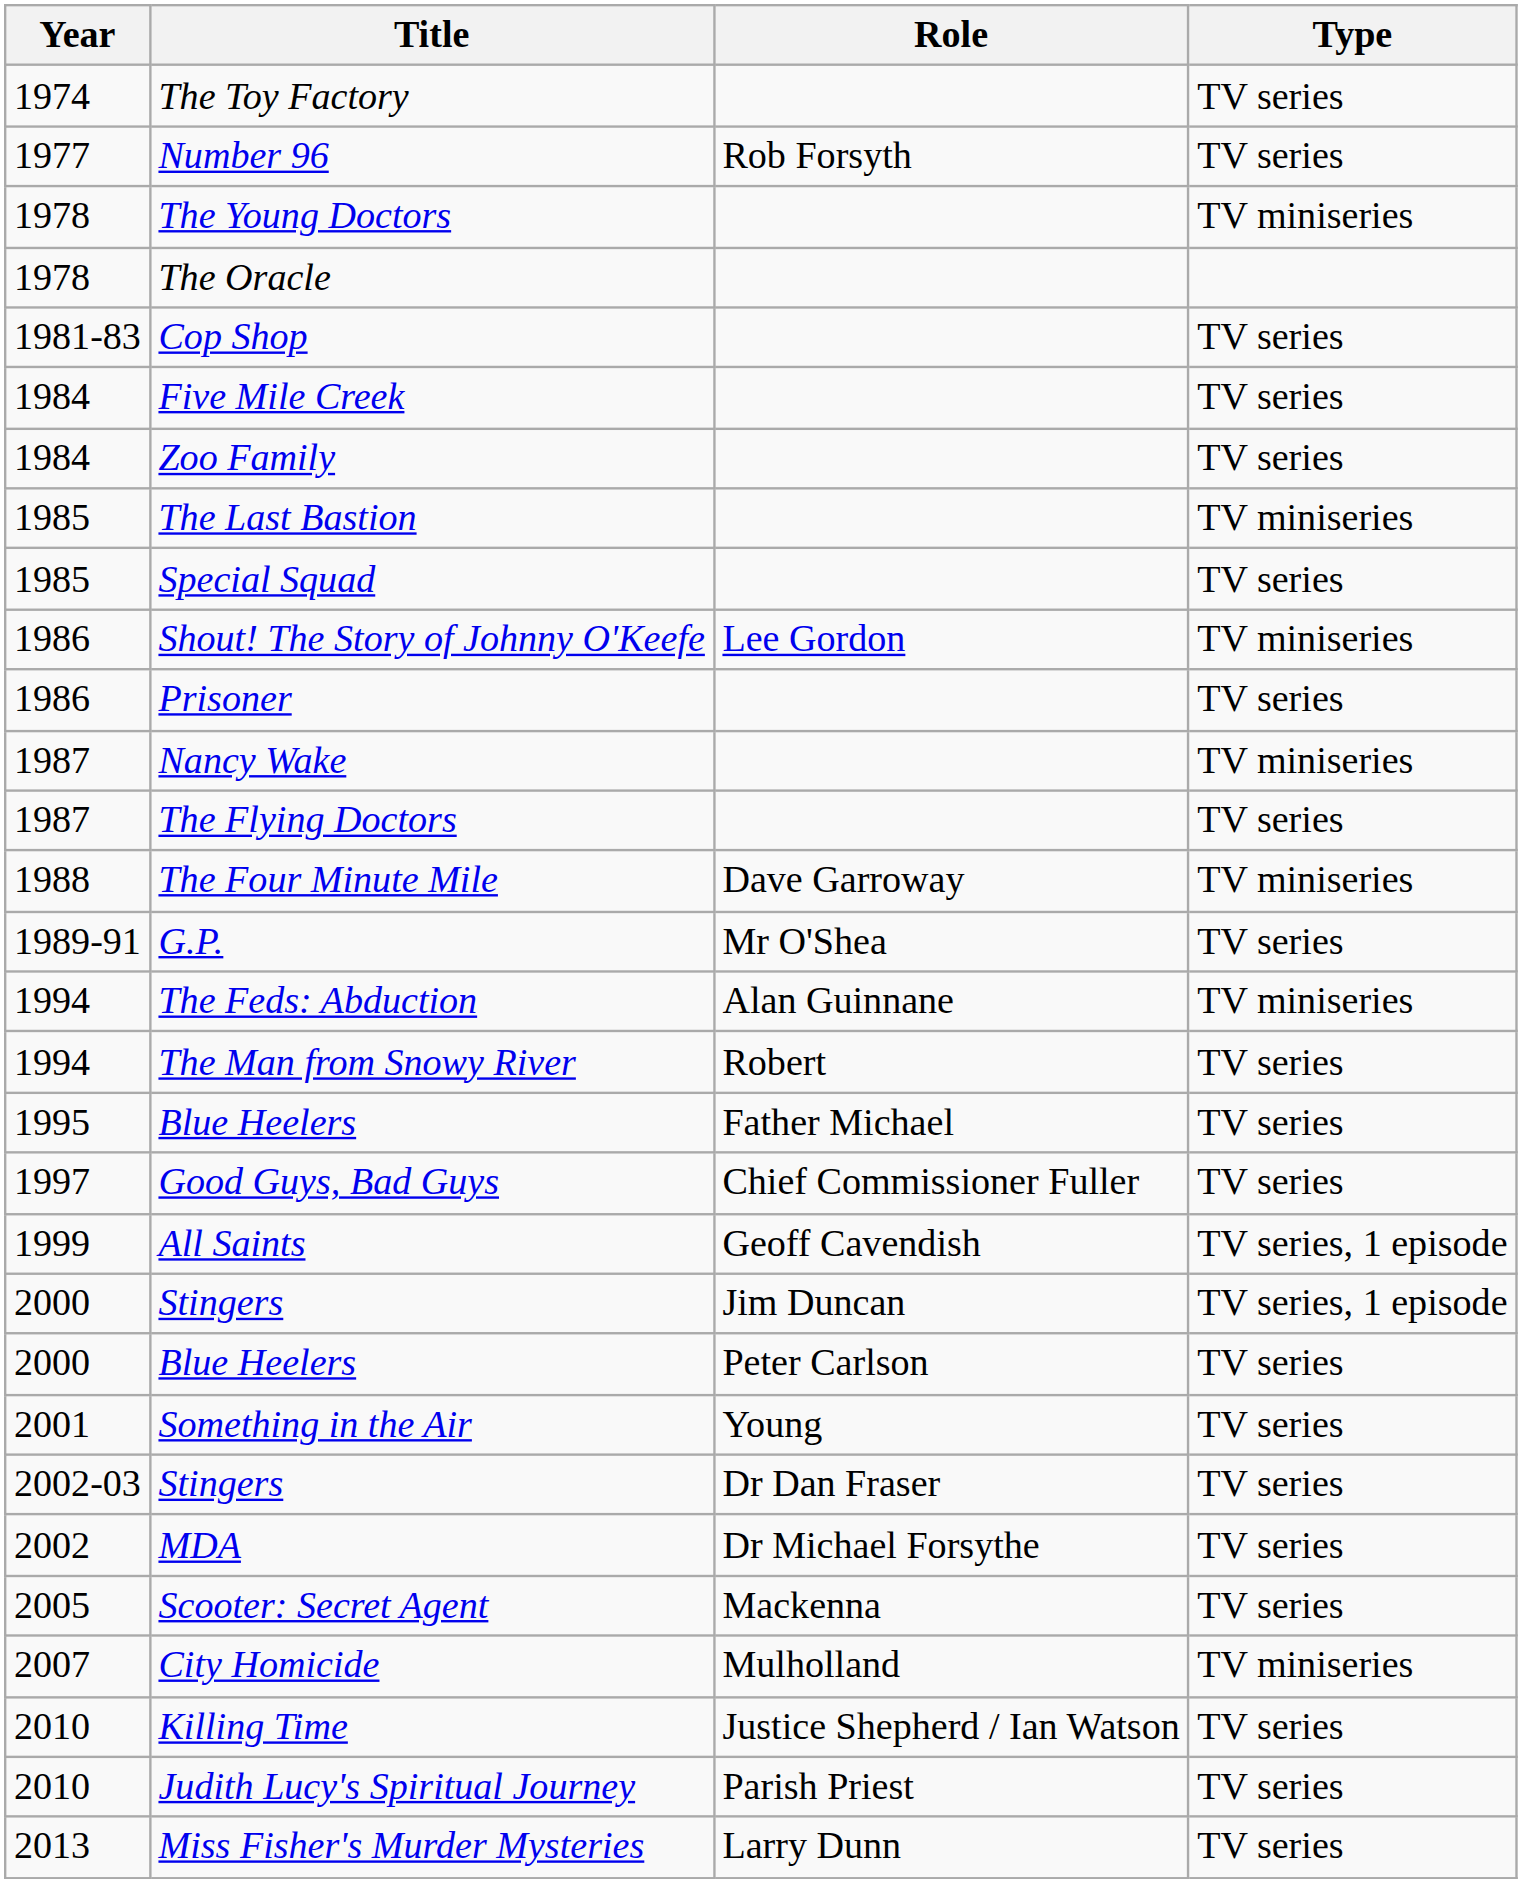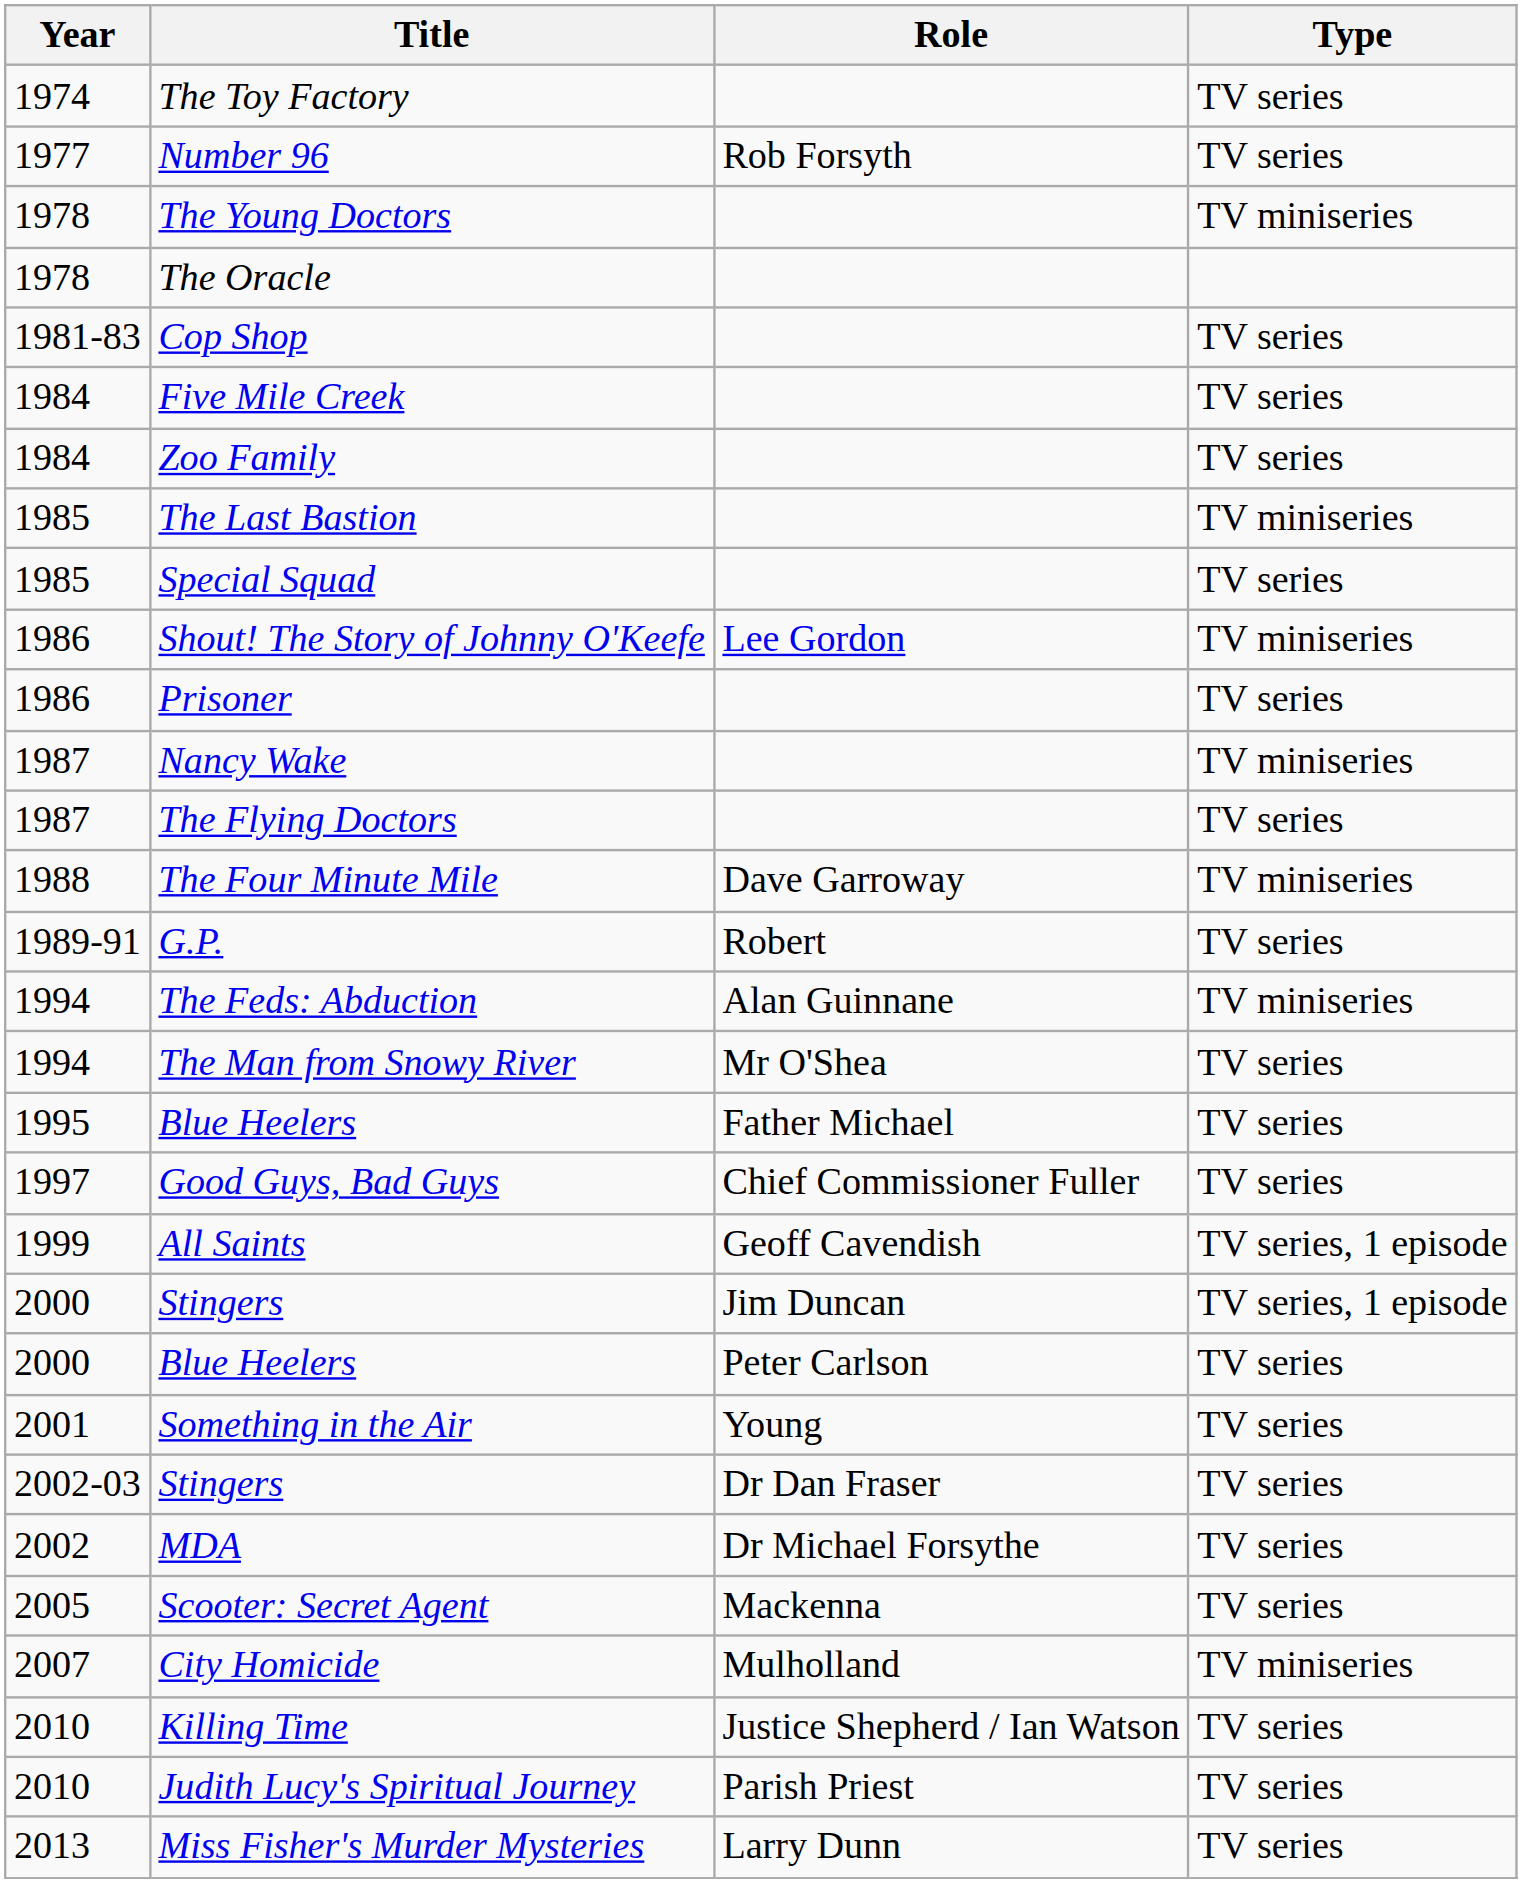(805, 940) Mr O'Shea -> (774, 940) Robert
(774, 1061) Robert -> (805, 1061) Mr O'Shea
